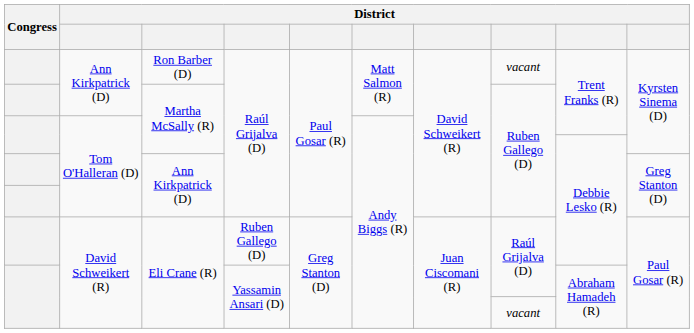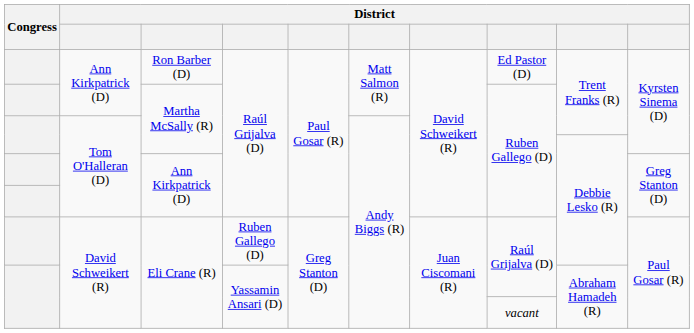(523, 66) vacant -> (522, 66) Ed Pastor (D)
